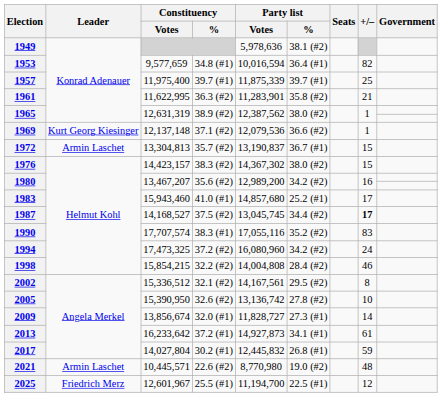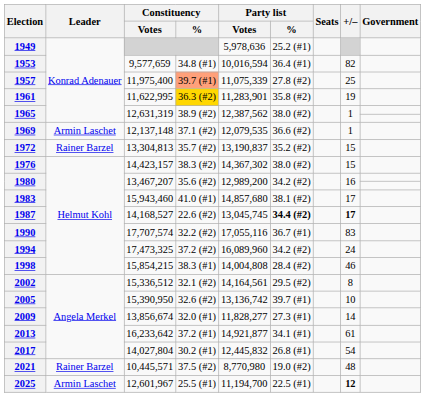(308, 46) 38.1 (#2) -> (292, 46) 25.2 (#1)
(214, 79) no background -> (197, 79) lightsalmon background
(261, 79) 11,875,339 -> (244, 79) 11,075,339
(308, 79) 39.7 (#1) -> (292, 79) 27.8 (#2)
(214, 96) no background -> (197, 96) gold background
(367, 96) 21 -> (350, 96) 19
(93, 130) Kurt Georg Kiesinger -> (85, 130) Armin Laschet
(261, 130) 12,079,536 -> (244, 130) 12,079,535
(93, 147) Armin Laschet -> (85, 147) Rainer Barzel
(308, 147) 36.7 (#1) -> (292, 147) 35.2 (#2)
(308, 198) 25.2 (#1) -> (292, 198) 38.1 (#2)
(214, 214) 37.5 (#2) -> (197, 214) 22.6 (#2)
(308, 214) normal -> (292, 214) bold
(214, 231) 38.3 (#1) -> (197, 231) 32.2 (#2)
(308, 231) 35.2 (#2) -> (292, 231) 36.7 (#1)
(261, 248) 16,080,960 -> (244, 248) 16,089,960
(214, 265) 32.2 (#2) -> (197, 265) 38.3 (#1)
(261, 282) 14,167,561 -> (244, 282) 14,164,561
(308, 299) 27.8 (#2) -> (292, 299) 39.7 (#1)
(261, 316) 11,828,727 -> (244, 316) 11,828,277
(261, 333) 14,927,873 -> (244, 333) 14,921,877
(367, 349) 59 -> (350, 349) 54
(93, 366) Armin Laschet -> (85, 366) Rainer Barzel
(214, 366) 22.6 (#2) -> (197, 366) 37.5 (#2)
(93, 383) Friedrich Merz -> (85, 383) Armin Laschet
(367, 383) normal -> (350, 383) bold
